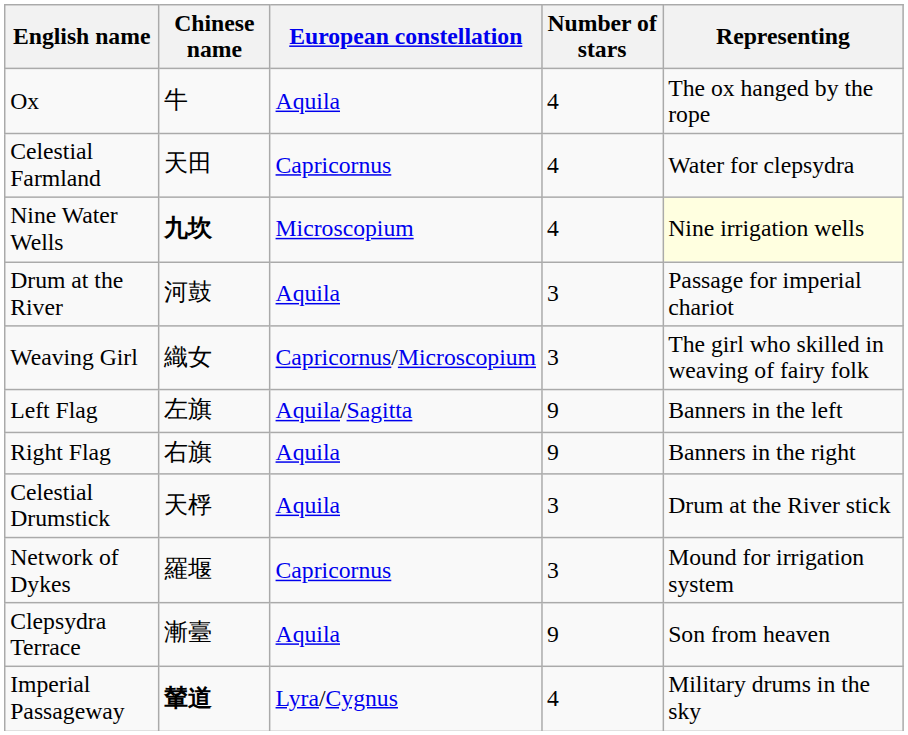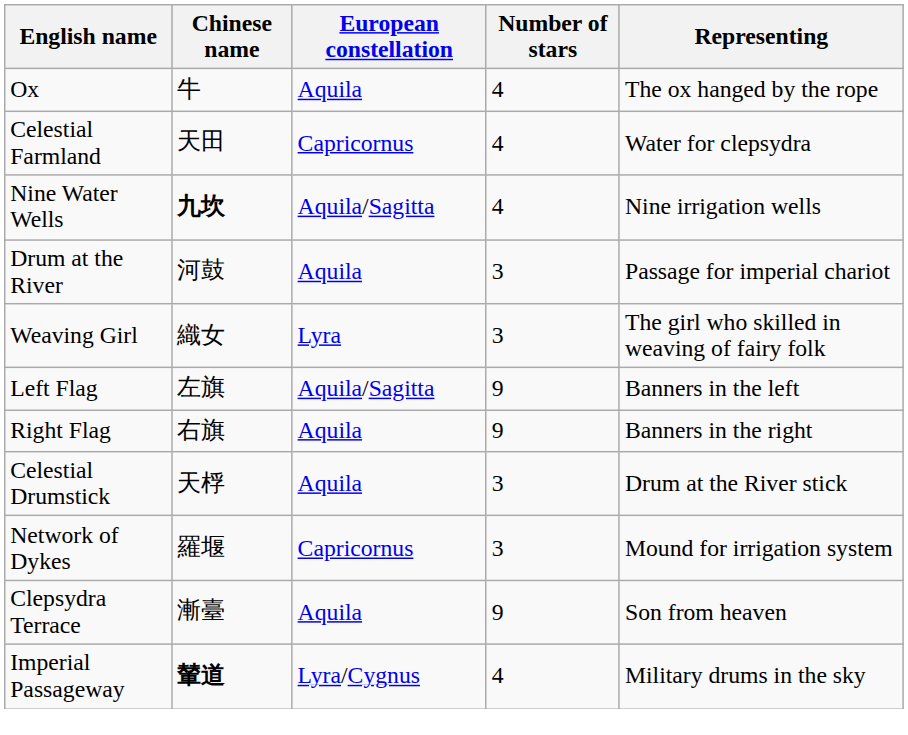(345, 229) Microscopium -> (366, 206) Aquila/Sagitta
(766, 229) lightyellow background -> (723, 206) no background
(406, 357) Capricornus/Microscopium -> (319, 335) Lyra
